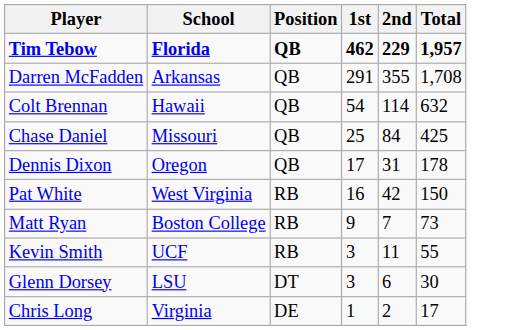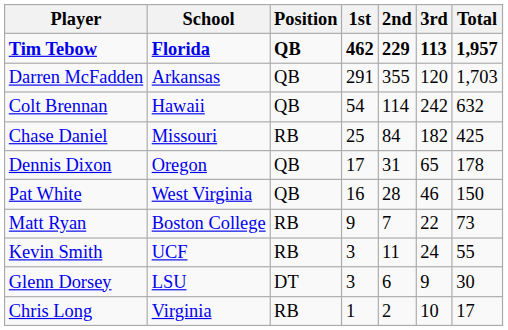+ column: (434, 19)
(441, 77) 1,708 -> (477, 77) 1,703
(287, 135) QB -> (286, 135) RB
(286, 194) RB -> (287, 194) QB
(391, 194) 42 -> (391, 194) 28
(286, 310) DE -> (286, 310) RB
